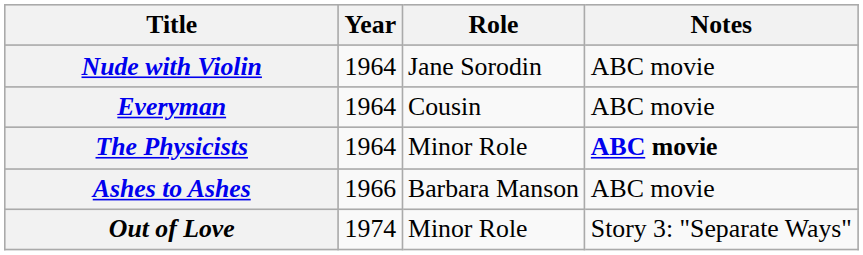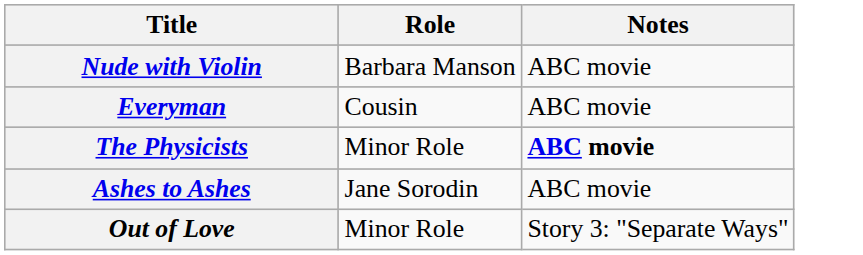- column: (370, 24)
(475, 65) Jane Sorodin -> (430, 65) Barbara Manson
(493, 188) Barbara Manson -> (412, 188) Jane Sorodin
